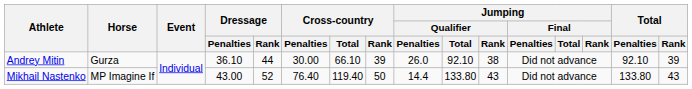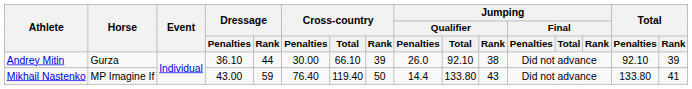(268, 77) 52 -> (268, 77) 59
(673, 77) 43 -> (673, 77) 41
